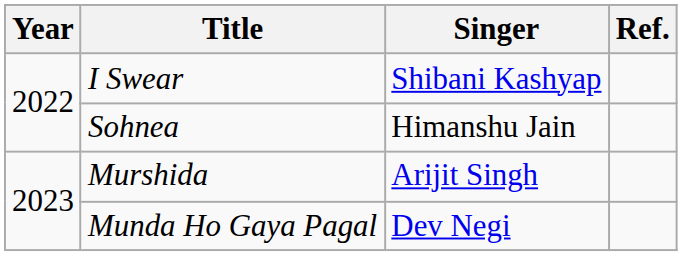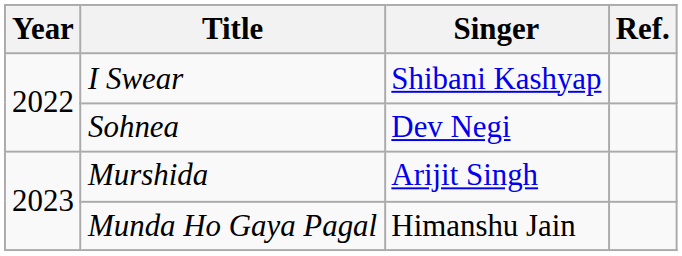(484, 126) Himanshu Jain -> (451, 126) Dev Negi
(451, 224) Dev Negi -> (484, 224) Himanshu Jain
